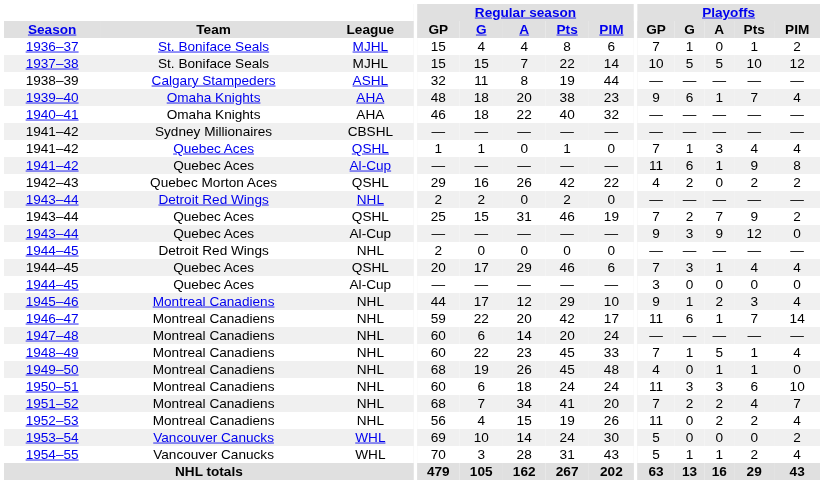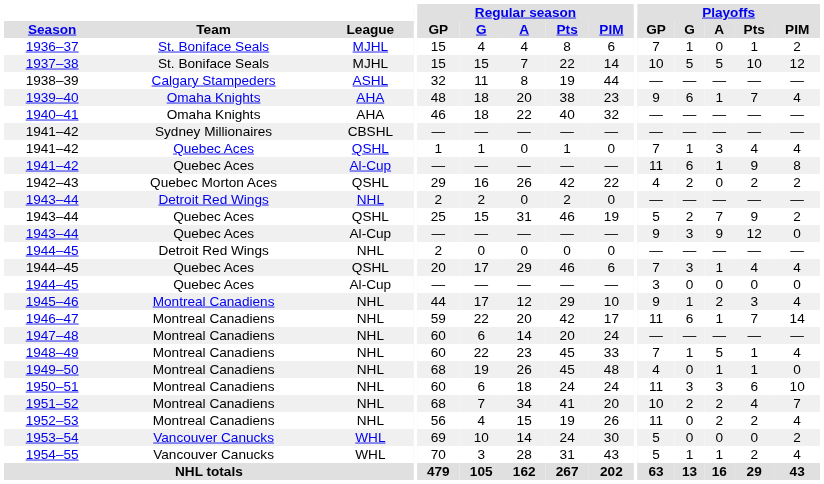(656, 216) 7 -> (656, 216) 5
(656, 403) 7 -> (656, 403) 10
